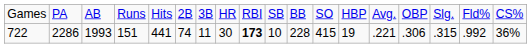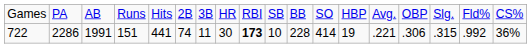(98, 33) 1993 -> (98, 33) 1991
(326, 33) 415 -> (326, 33) 414
